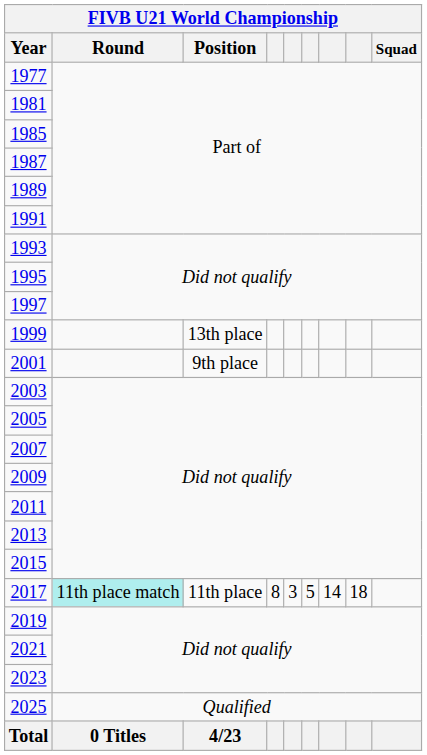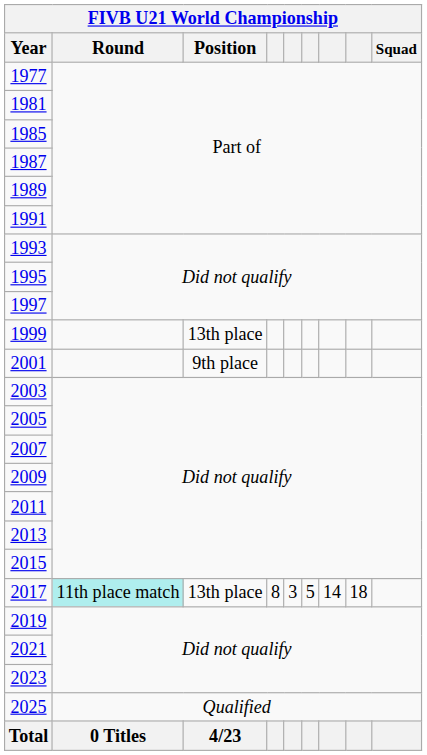(225, 592) 11th place -> (225, 592) 13th place
